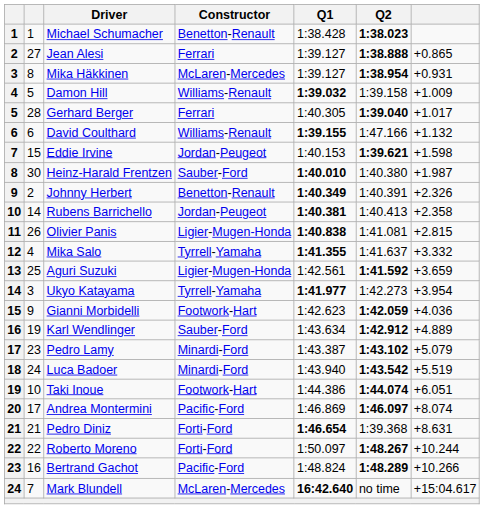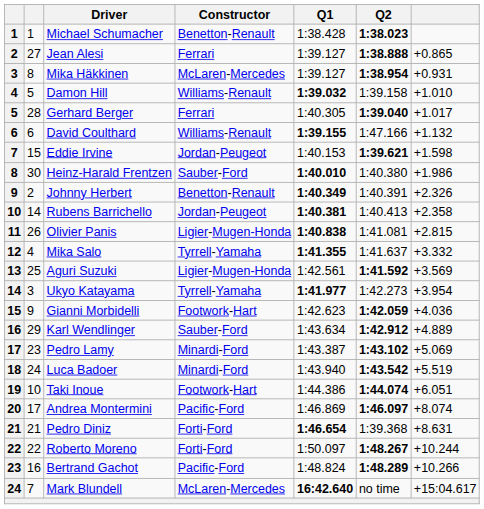(433, 93) +1.009 -> (433, 93) +1.010
(433, 172) +1.987 -> (433, 172) +1.986
(433, 271) +3.659 -> (433, 271) +3.569
(34, 330) 19 -> (34, 330) 29
(433, 350) +5.079 -> (433, 350) +5.069
